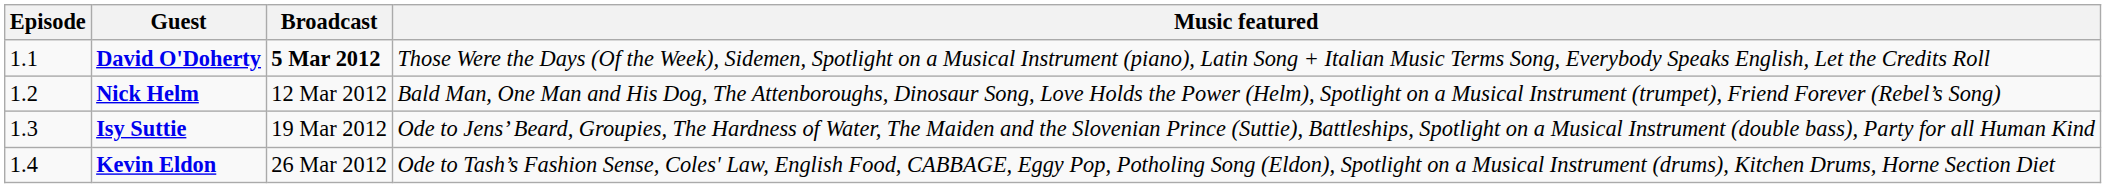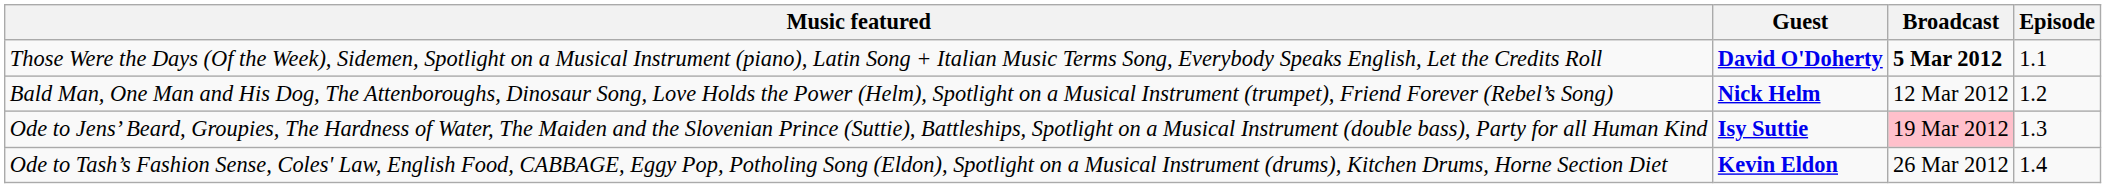columns swapped: (48, 22) <-> (1246, 22)
(329, 128) no background -> (1951, 128) pink background
